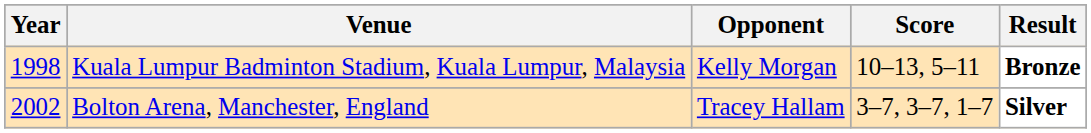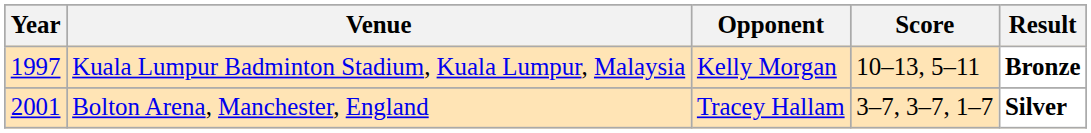(36, 66) 1998 -> (36, 66) 1997
(36, 107) 2002 -> (36, 107) 2001
